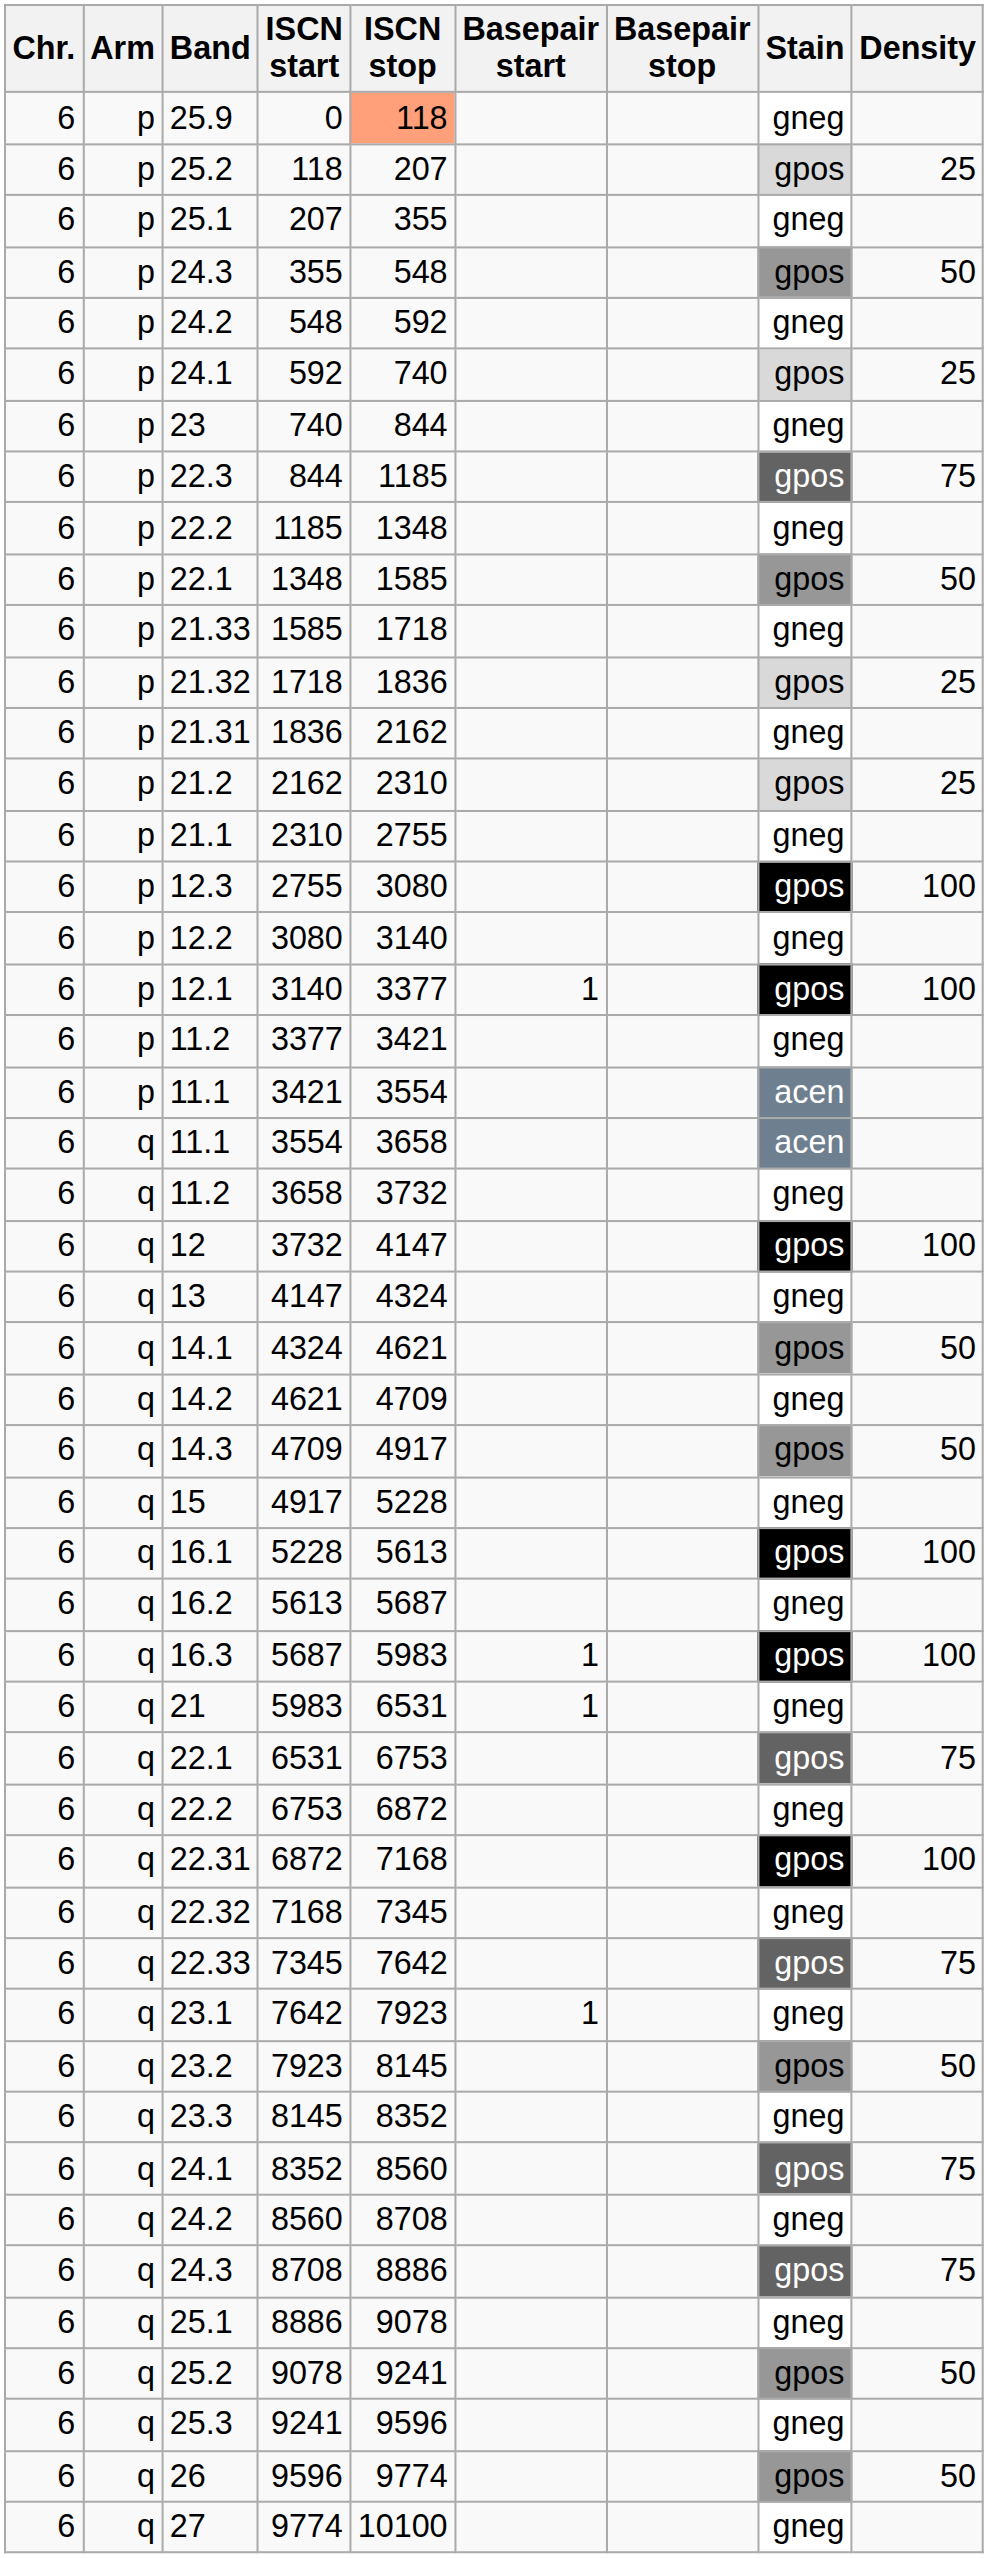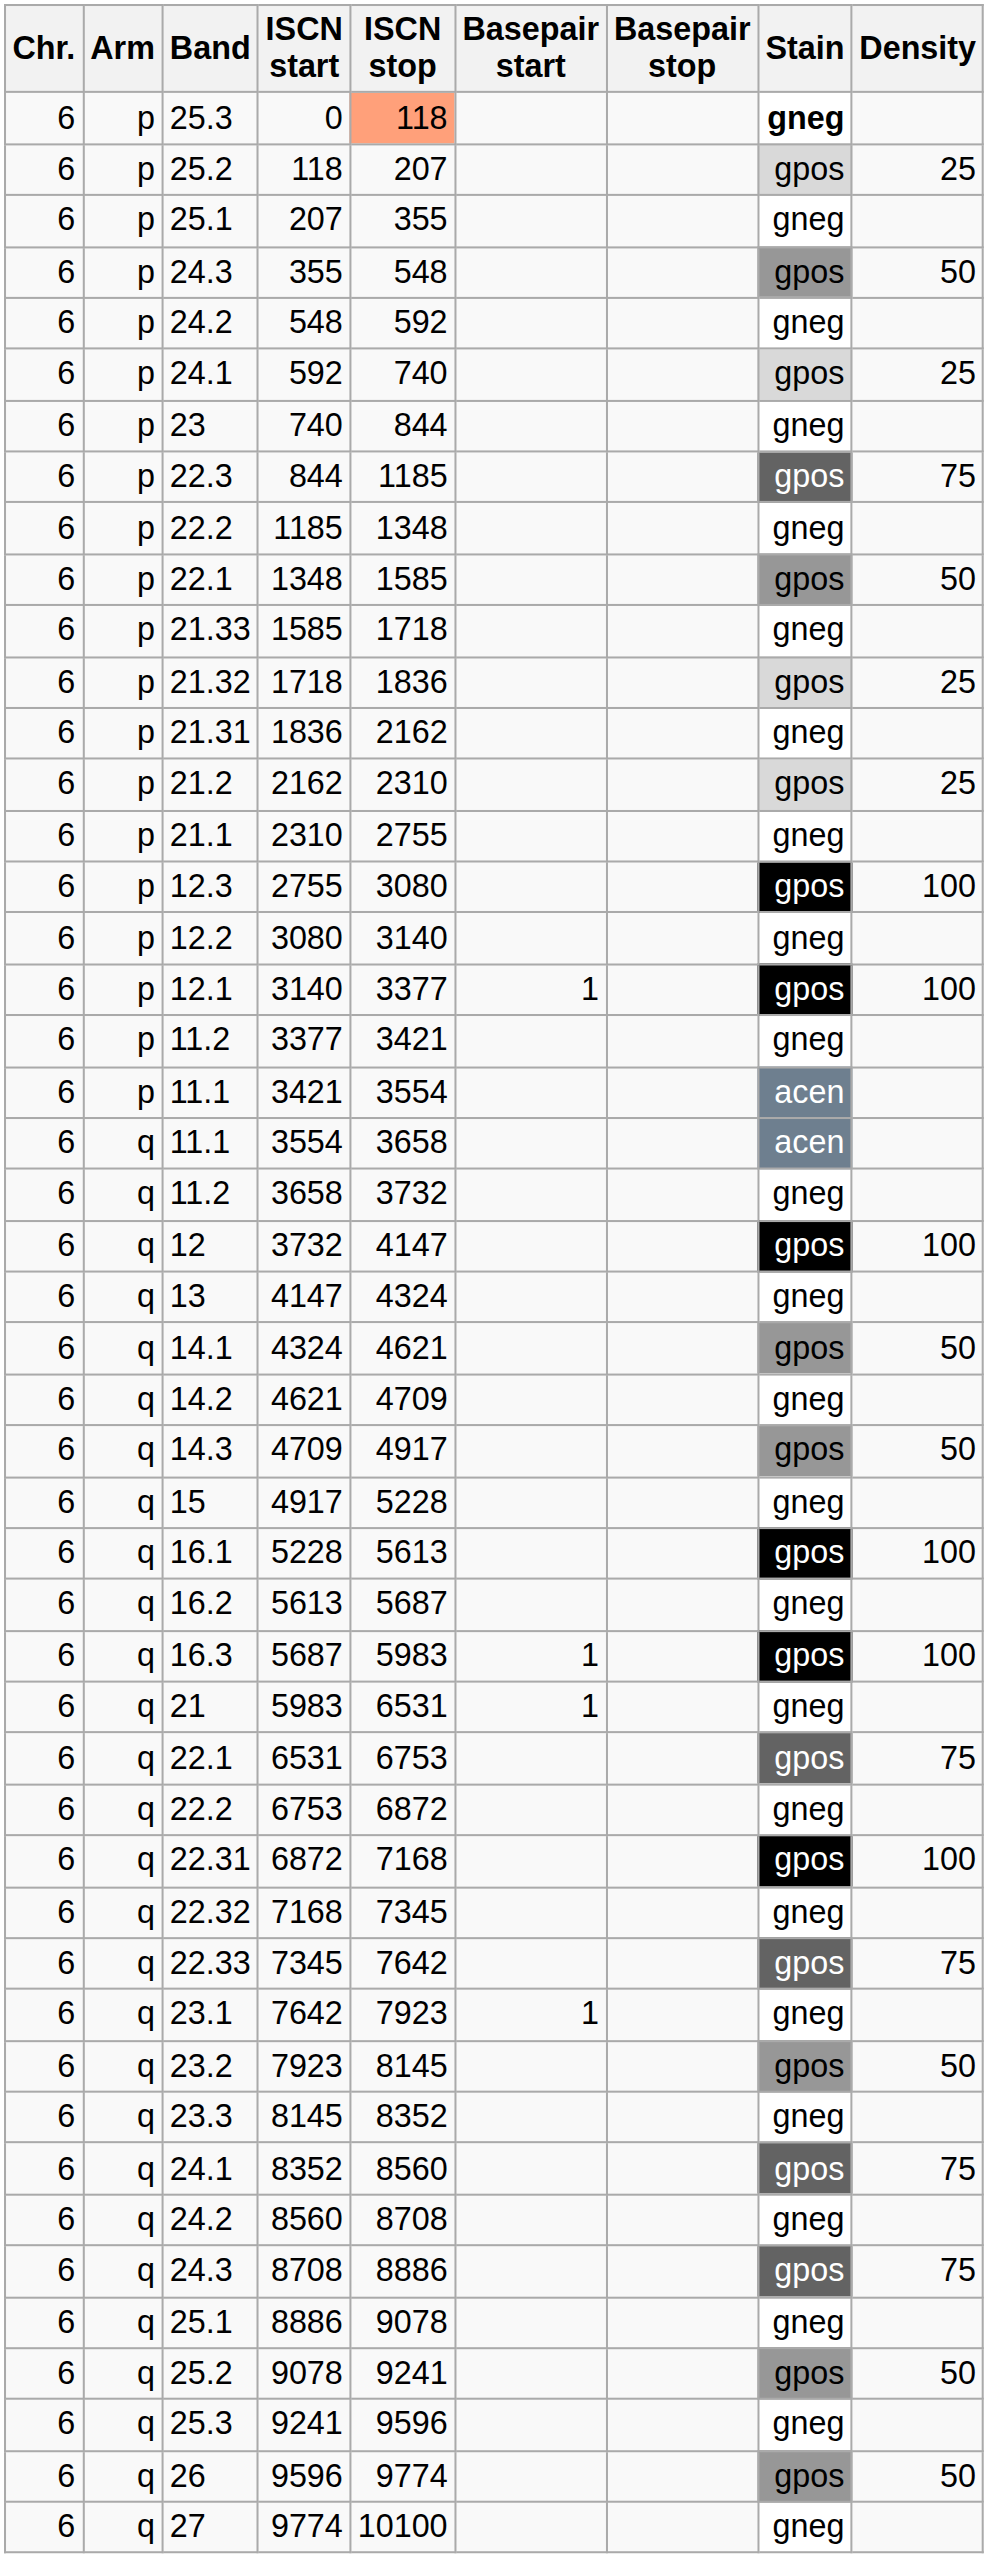(201, 117) 25.9 -> (201, 117) 25.3
(808, 117) normal -> (806, 117) bold
